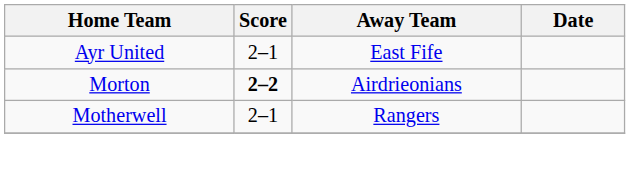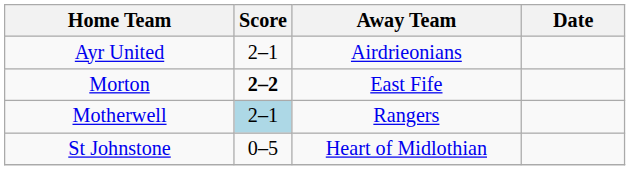(406, 52) East Fife -> (406, 52) Airdrieonians
(406, 84) Airdrieonians -> (406, 84) East Fife
(263, 116) no background -> (263, 116) lightblue background
+ row: (120, 148)
